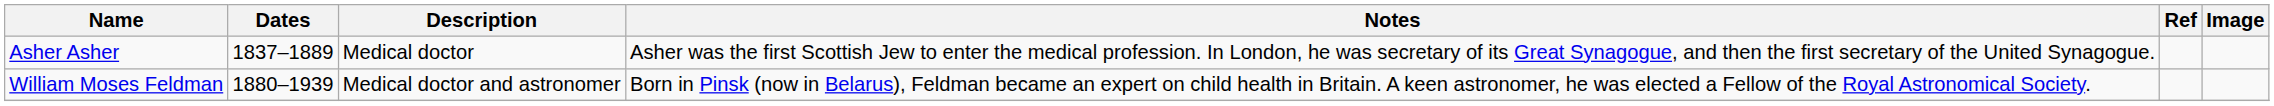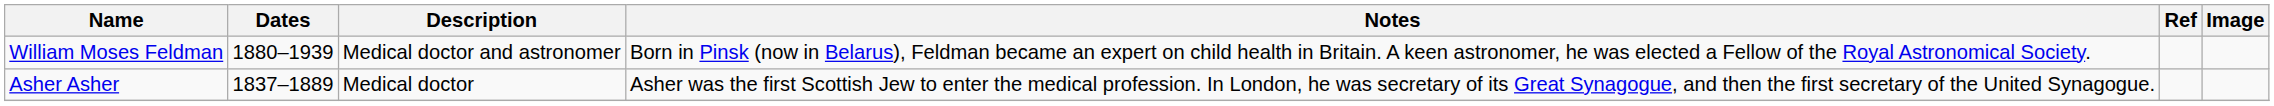rows swapped: (64, 52) <-> (116, 84)
